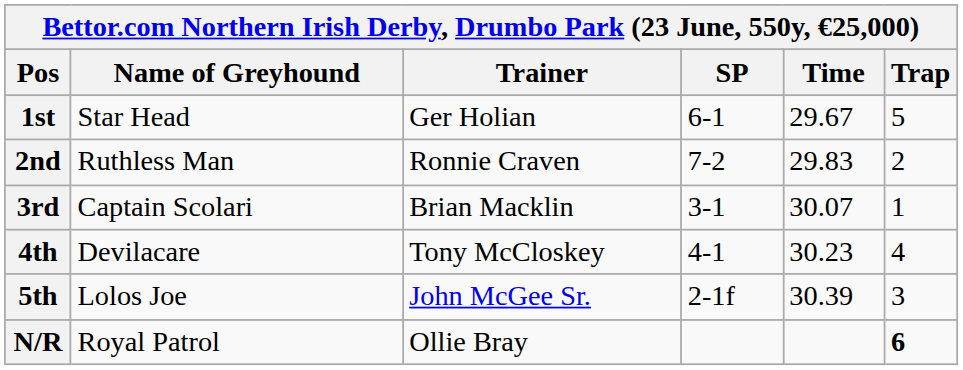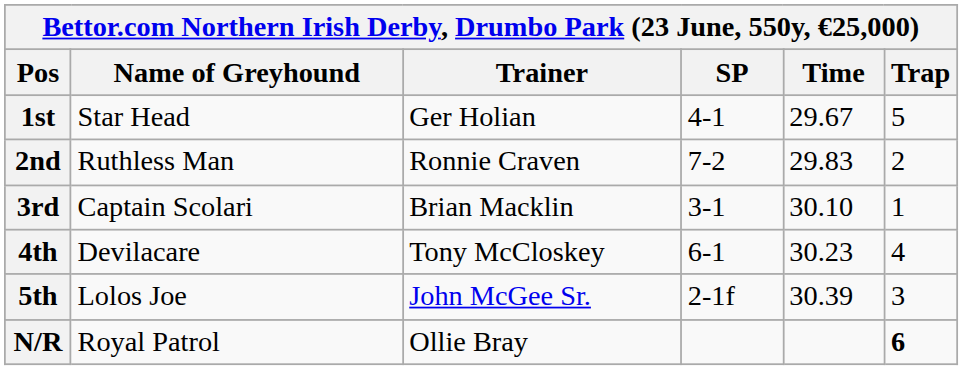(707, 116) 6-1 -> (707, 116) 4-1
(821, 206) 30.07 -> (821, 206) 30.10
(707, 251) 4-1 -> (707, 251) 6-1
